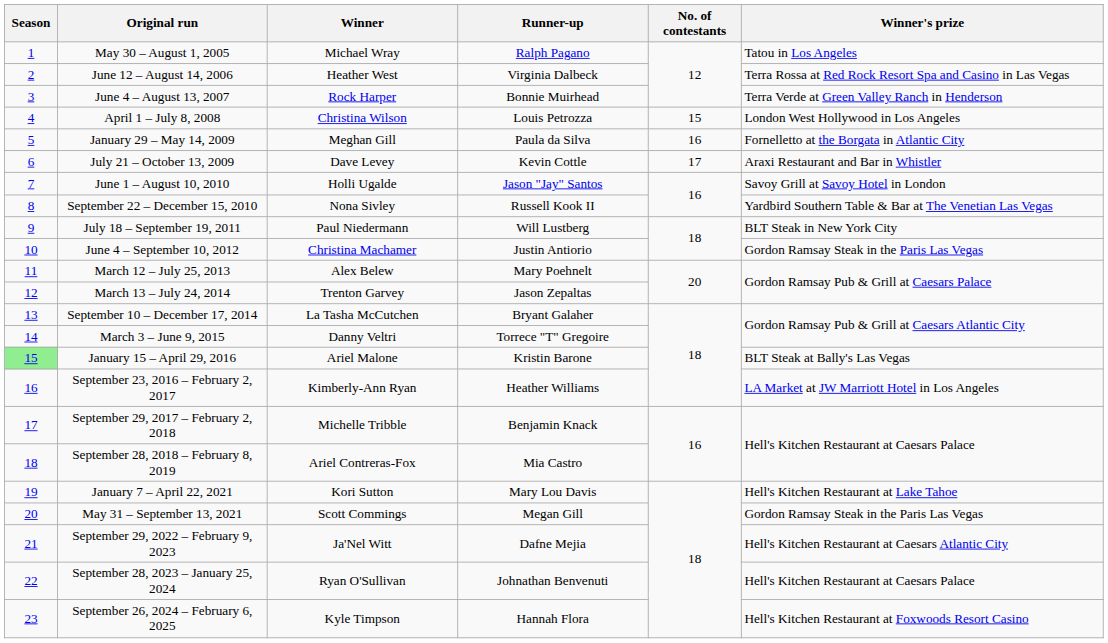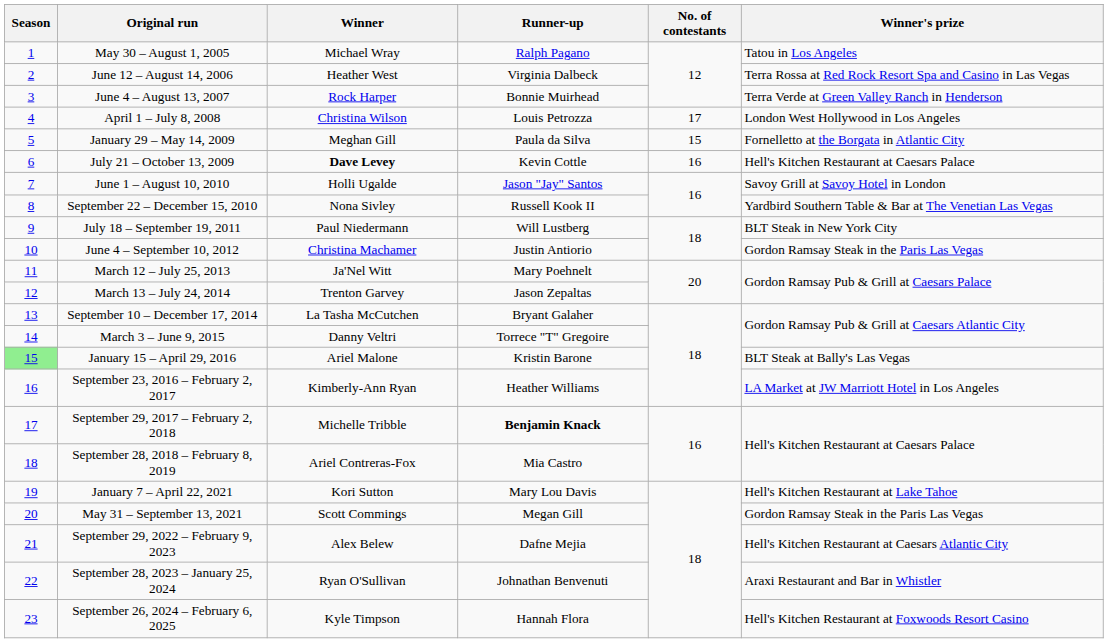(695, 118) 15 -> (695, 118) 17
(695, 140) 16 -> (695, 140) 15
(362, 162) normal -> (362, 162) bold
(695, 162) 17 -> (695, 162) 16
(843, 162) Araxi Restaurant and Bar in Whistler -> (860, 162) Hell's Kitchen Restaurant at Caesars Palace
(362, 271) Alex Belew -> (362, 271) Ja'Nel Witt
(553, 425) normal -> (553, 425) bold
(362, 543) Ja'Nel Witt -> (362, 543) Alex Belew
(860, 581) Hell's Kitchen Restaurant at Caesars Palace -> (843, 581) Araxi Restaurant and Bar in Whistler
